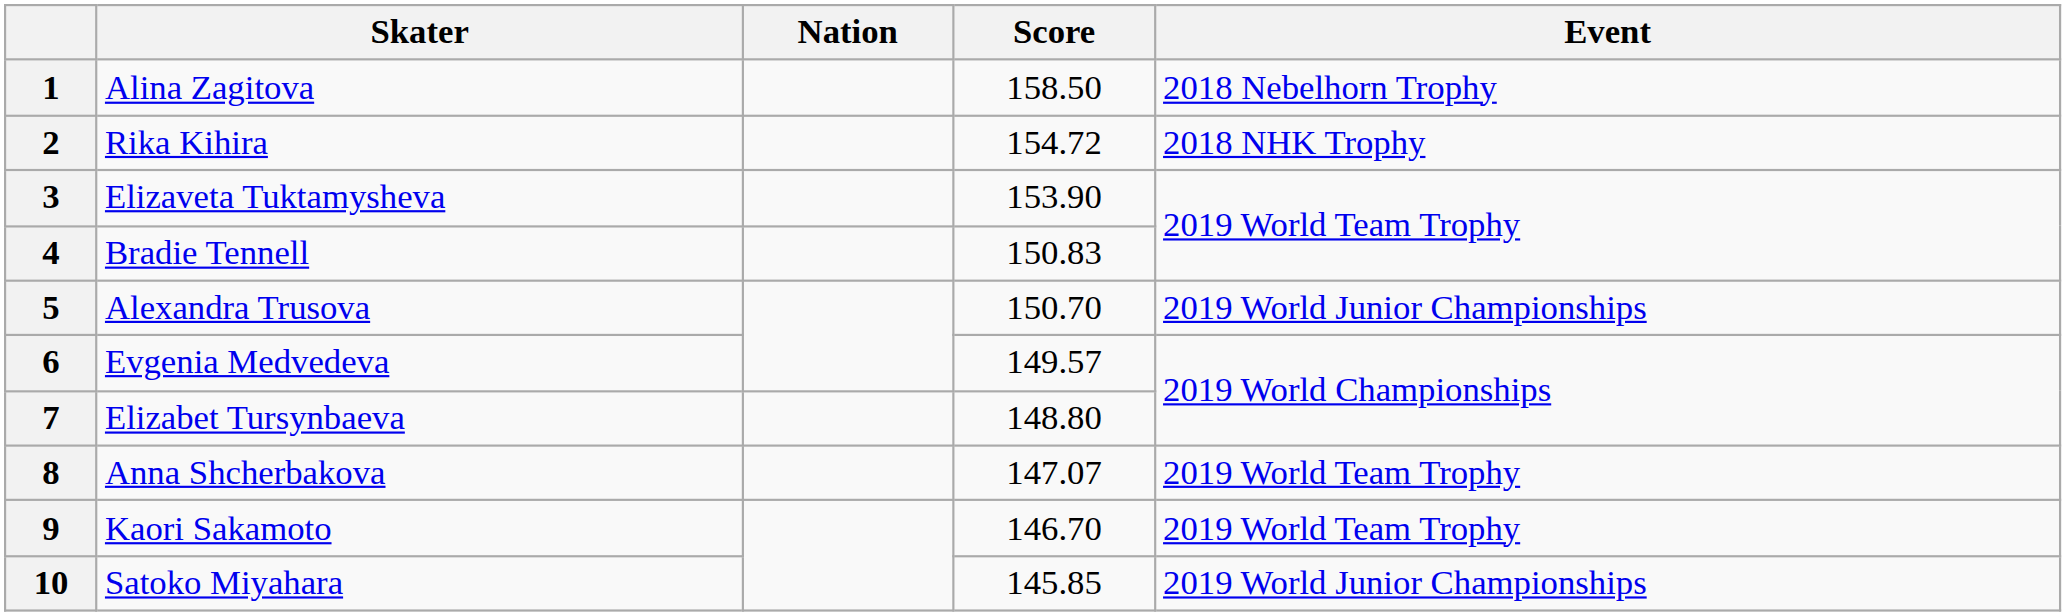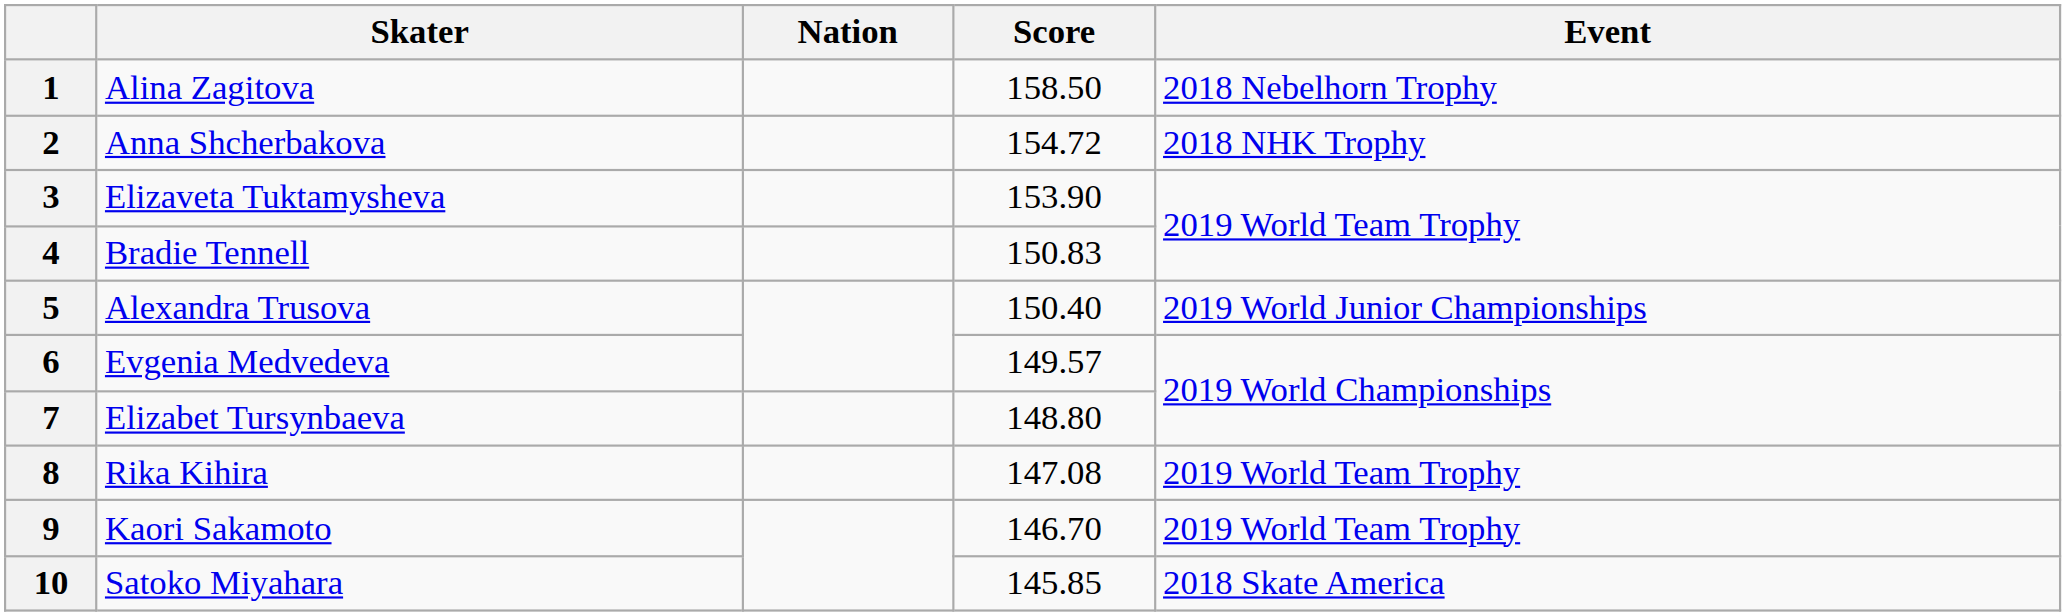(186, 142) Rika Kihira -> (245, 142) Anna Shcherbakova
(1054, 307) 150.70 -> (1054, 307) 150.40
(245, 472) Anna Shcherbakova -> (186, 472) Rika Kihira
(1054, 472) 147.07 -> (1054, 472) 147.08
(1405, 582) 2019 World Junior Championships -> (1304, 582) 2018 Skate America
